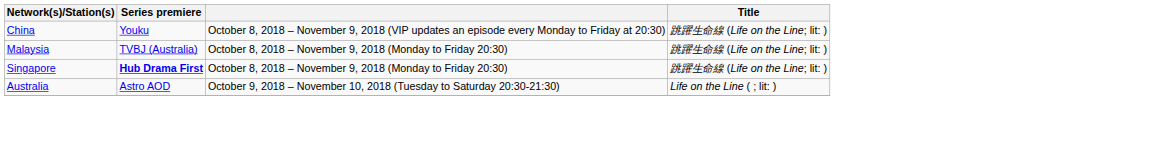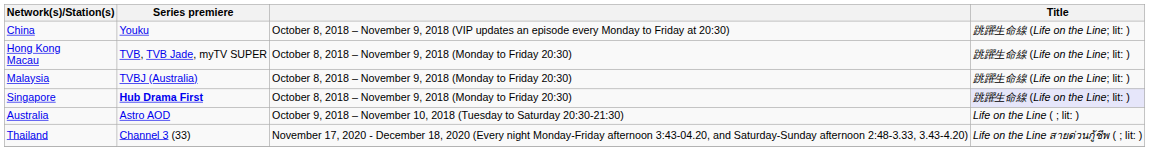+ row: (34, 55)
(749, 68) no background -> (1051, 97) lavender background
+ row: (27, 135)
